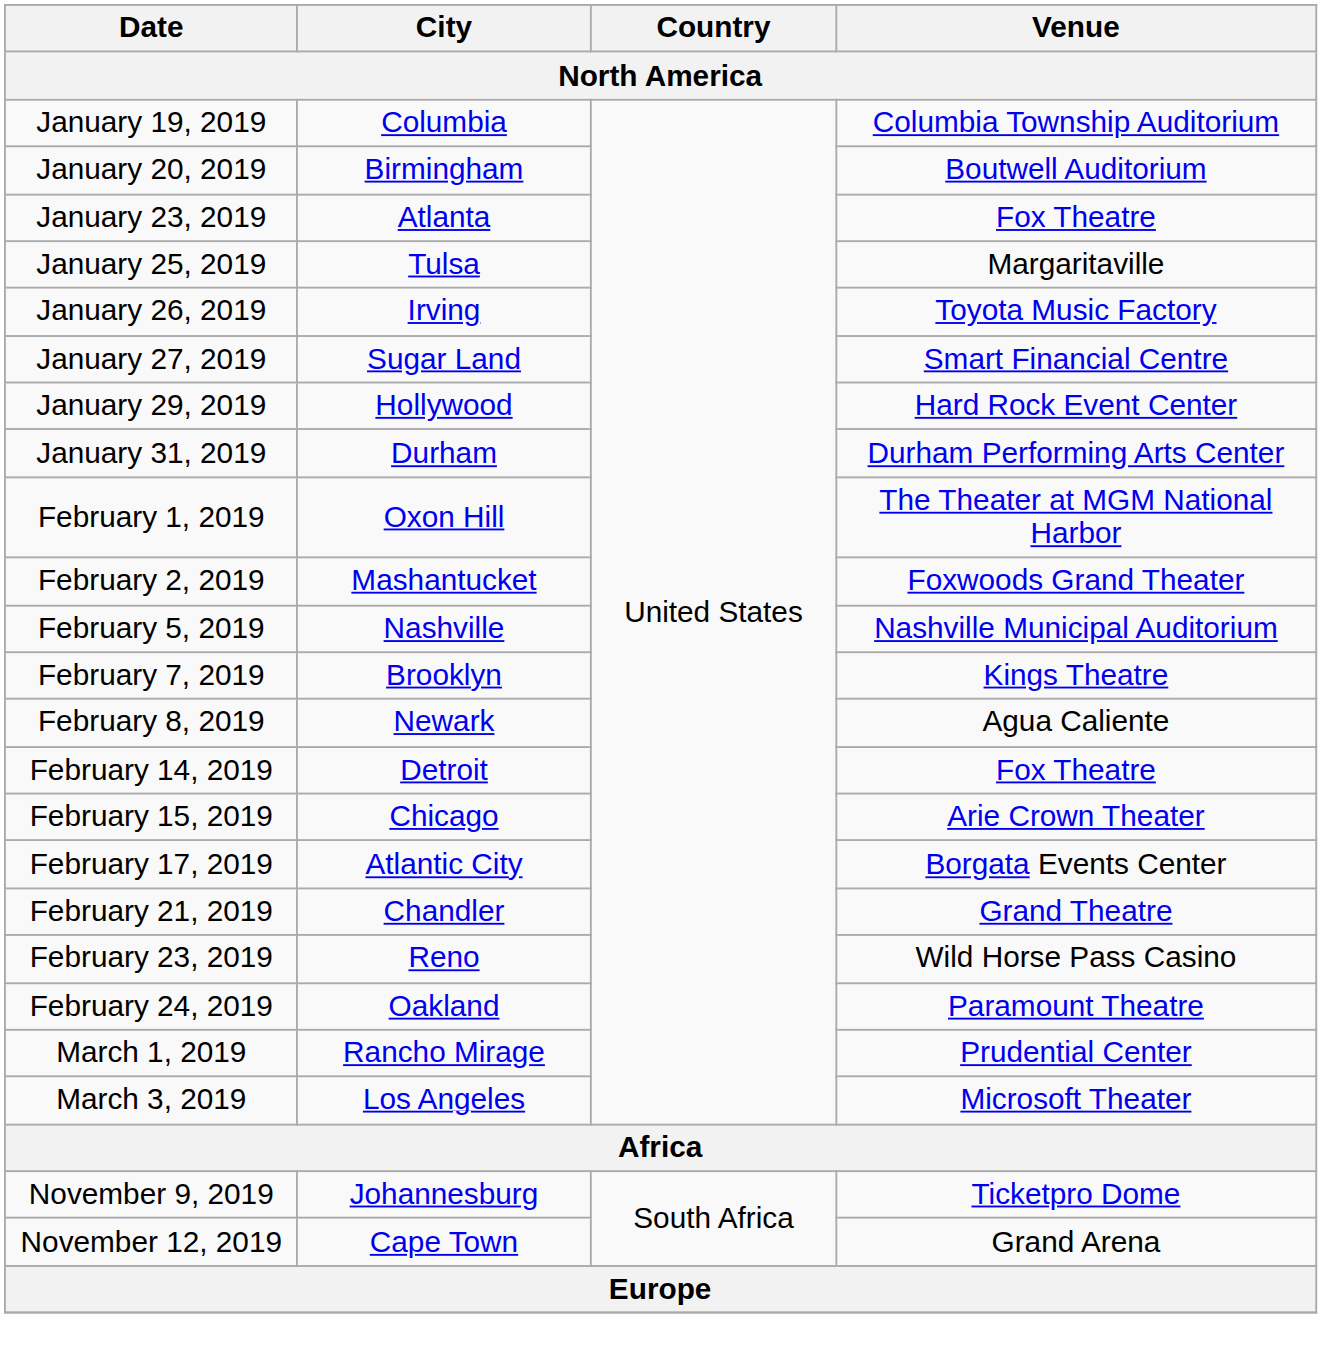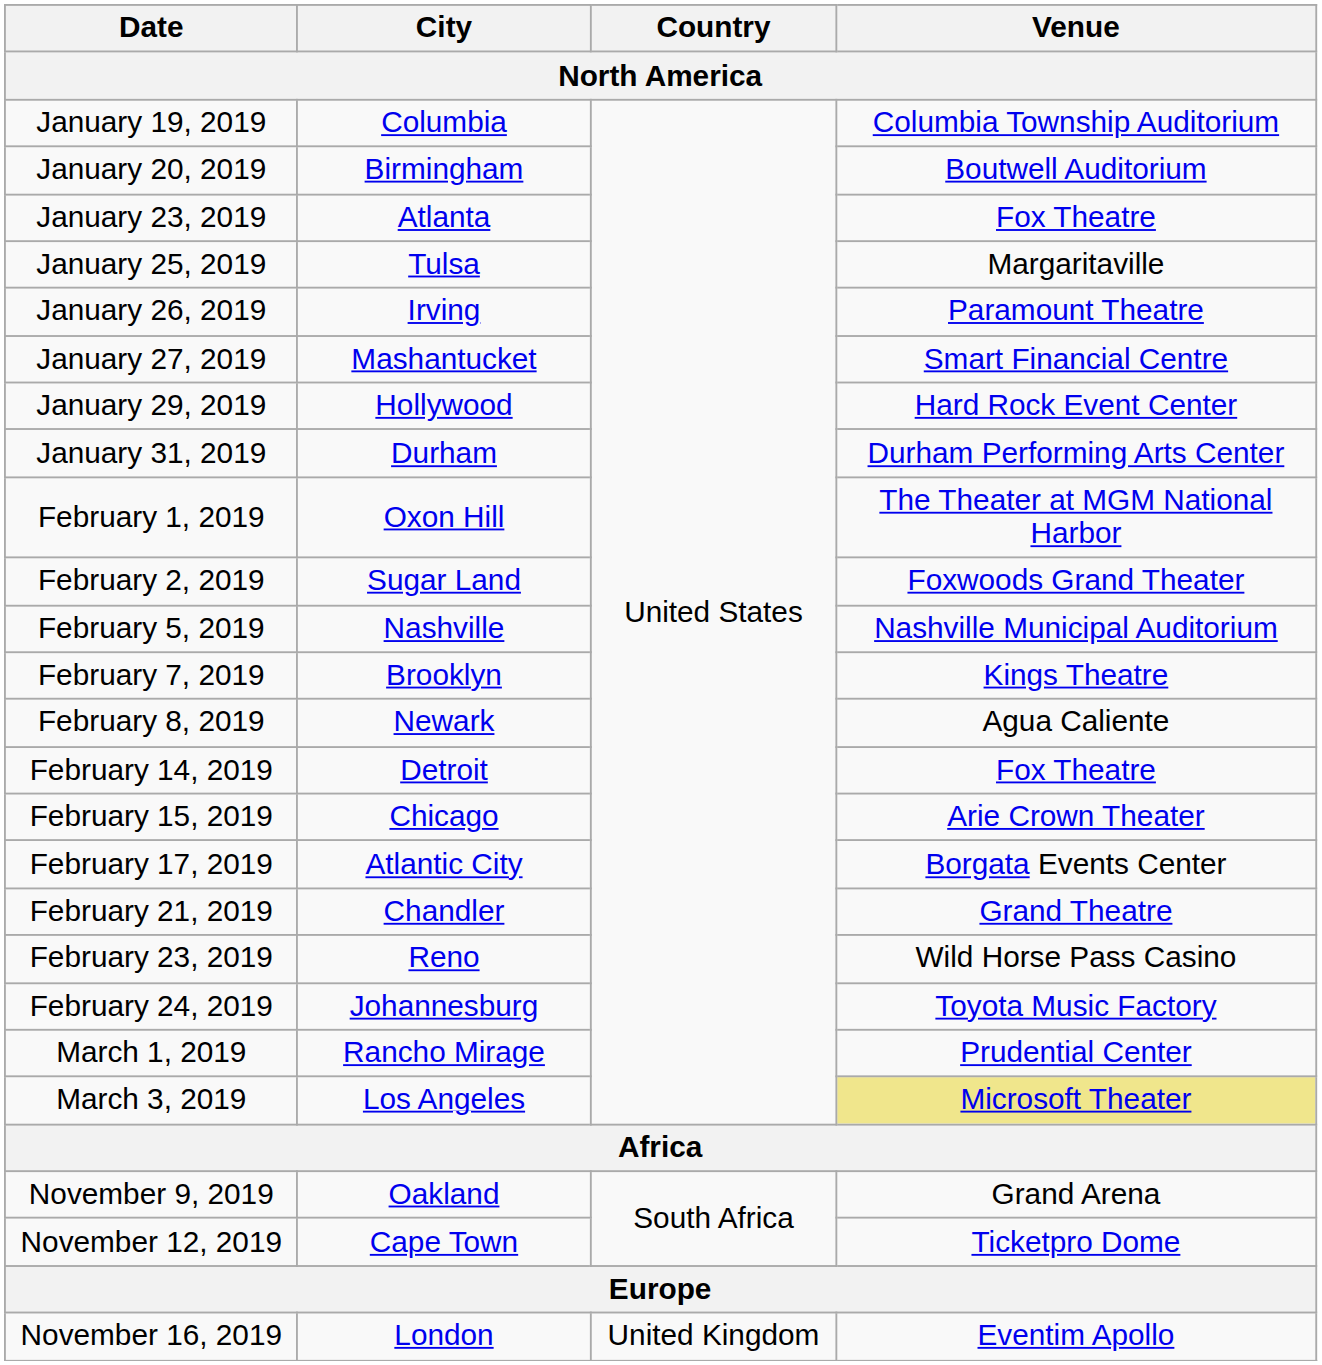(1076, 311) Toyota Music Factory -> (1076, 311) Paramount Theatre
(444, 358) Sugar Land -> (444, 358) Mashantucket
(444, 580) Mashantucket -> (444, 580) Sugar Land
(444, 1005) Oakland -> (444, 1005) Johannesburg
(1076, 1005) Paramount Theatre -> (1076, 1005) Toyota Music Factory
(1076, 1099) no background -> (1076, 1099) khaki background
(444, 1194) Johannesburg -> (444, 1194) Oakland
(1076, 1194) Ticketpro Dome -> (1076, 1194) Grand Arena
(1076, 1241) Grand Arena -> (1076, 1241) Ticketpro Dome
+ row: (151, 1335)
